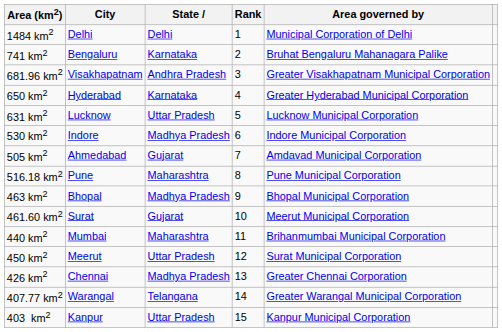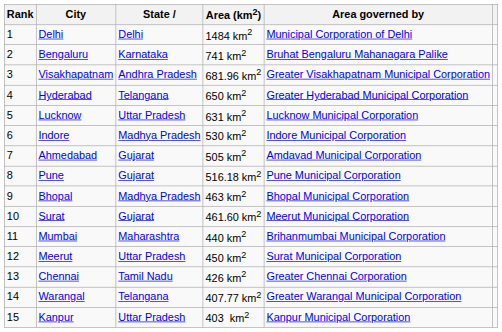columns swapped: (248, 14) <-> (35, 14)
(172, 95) Karnataka -> (143, 95) Telangana
(178, 176) Maharashtra -> (136, 176) Gujarat
(189, 277) Madhya Pradesh -> (145, 277) Tamil Nadu
